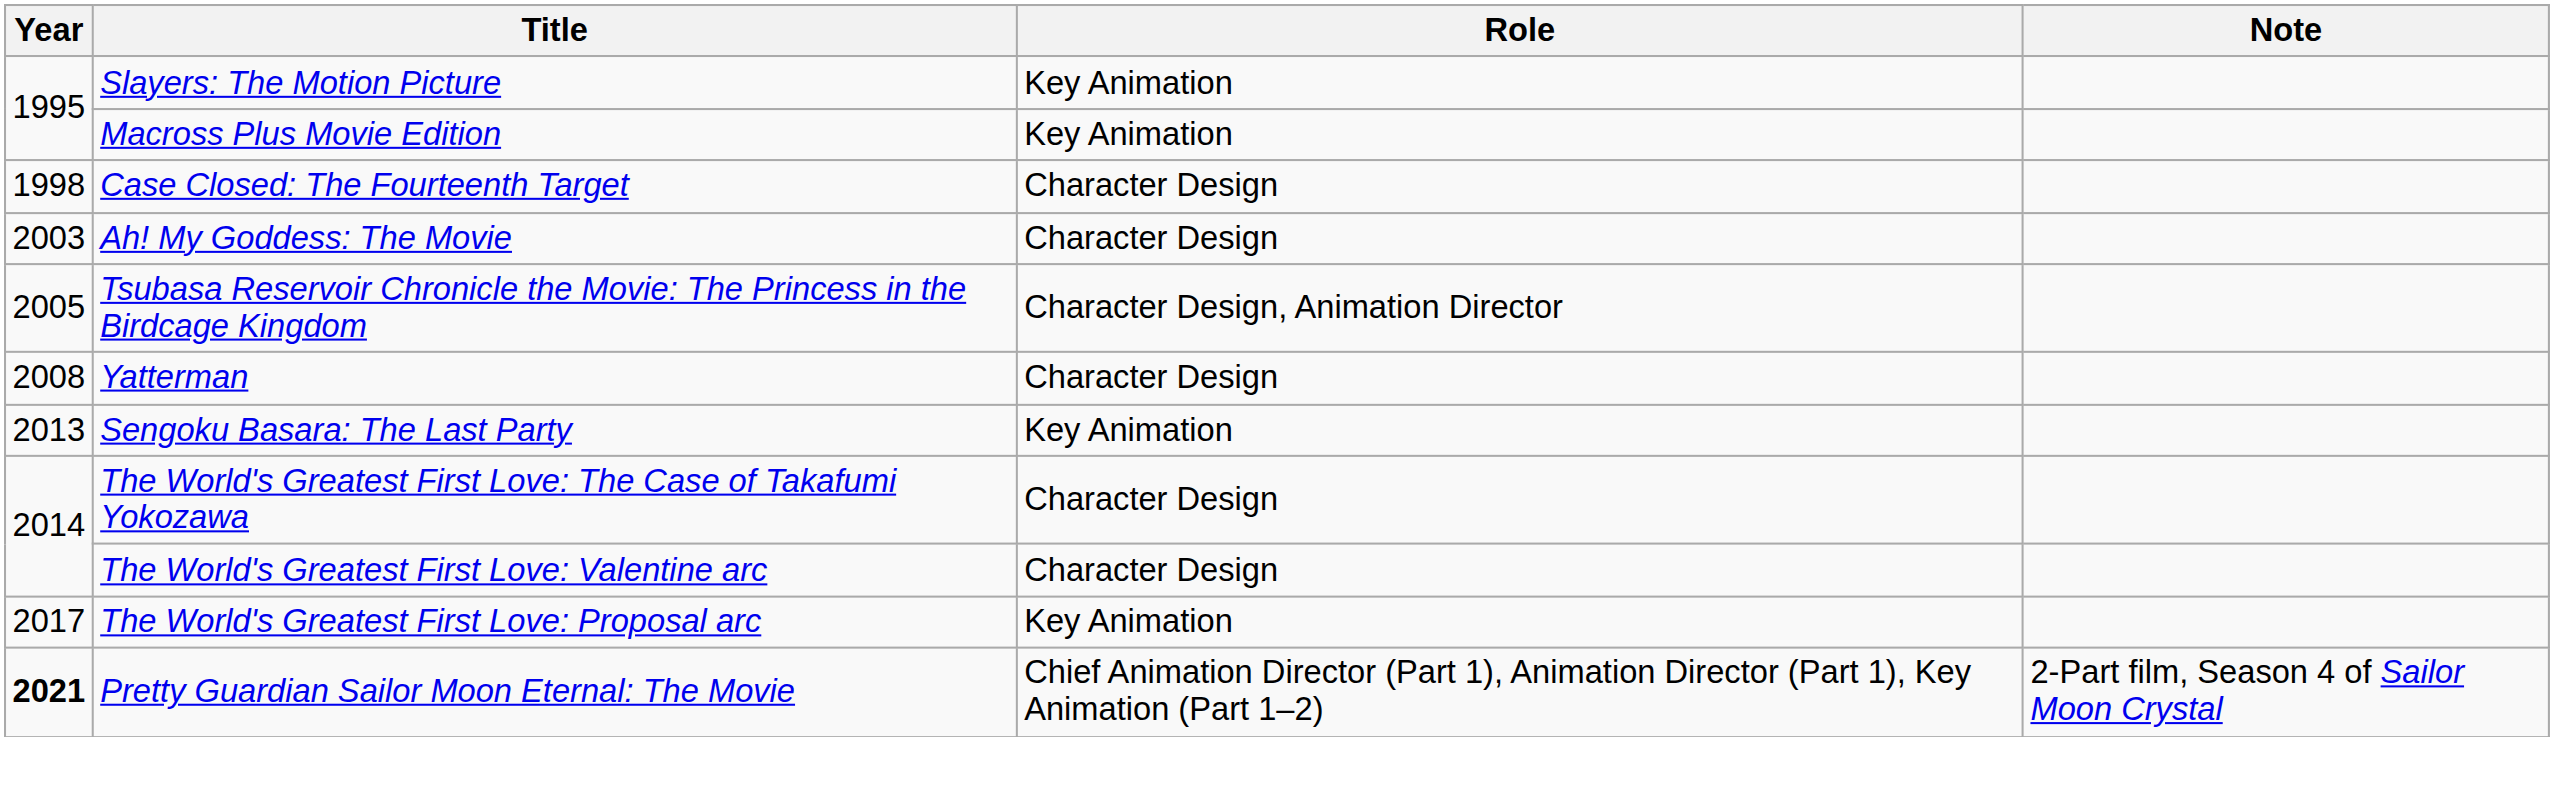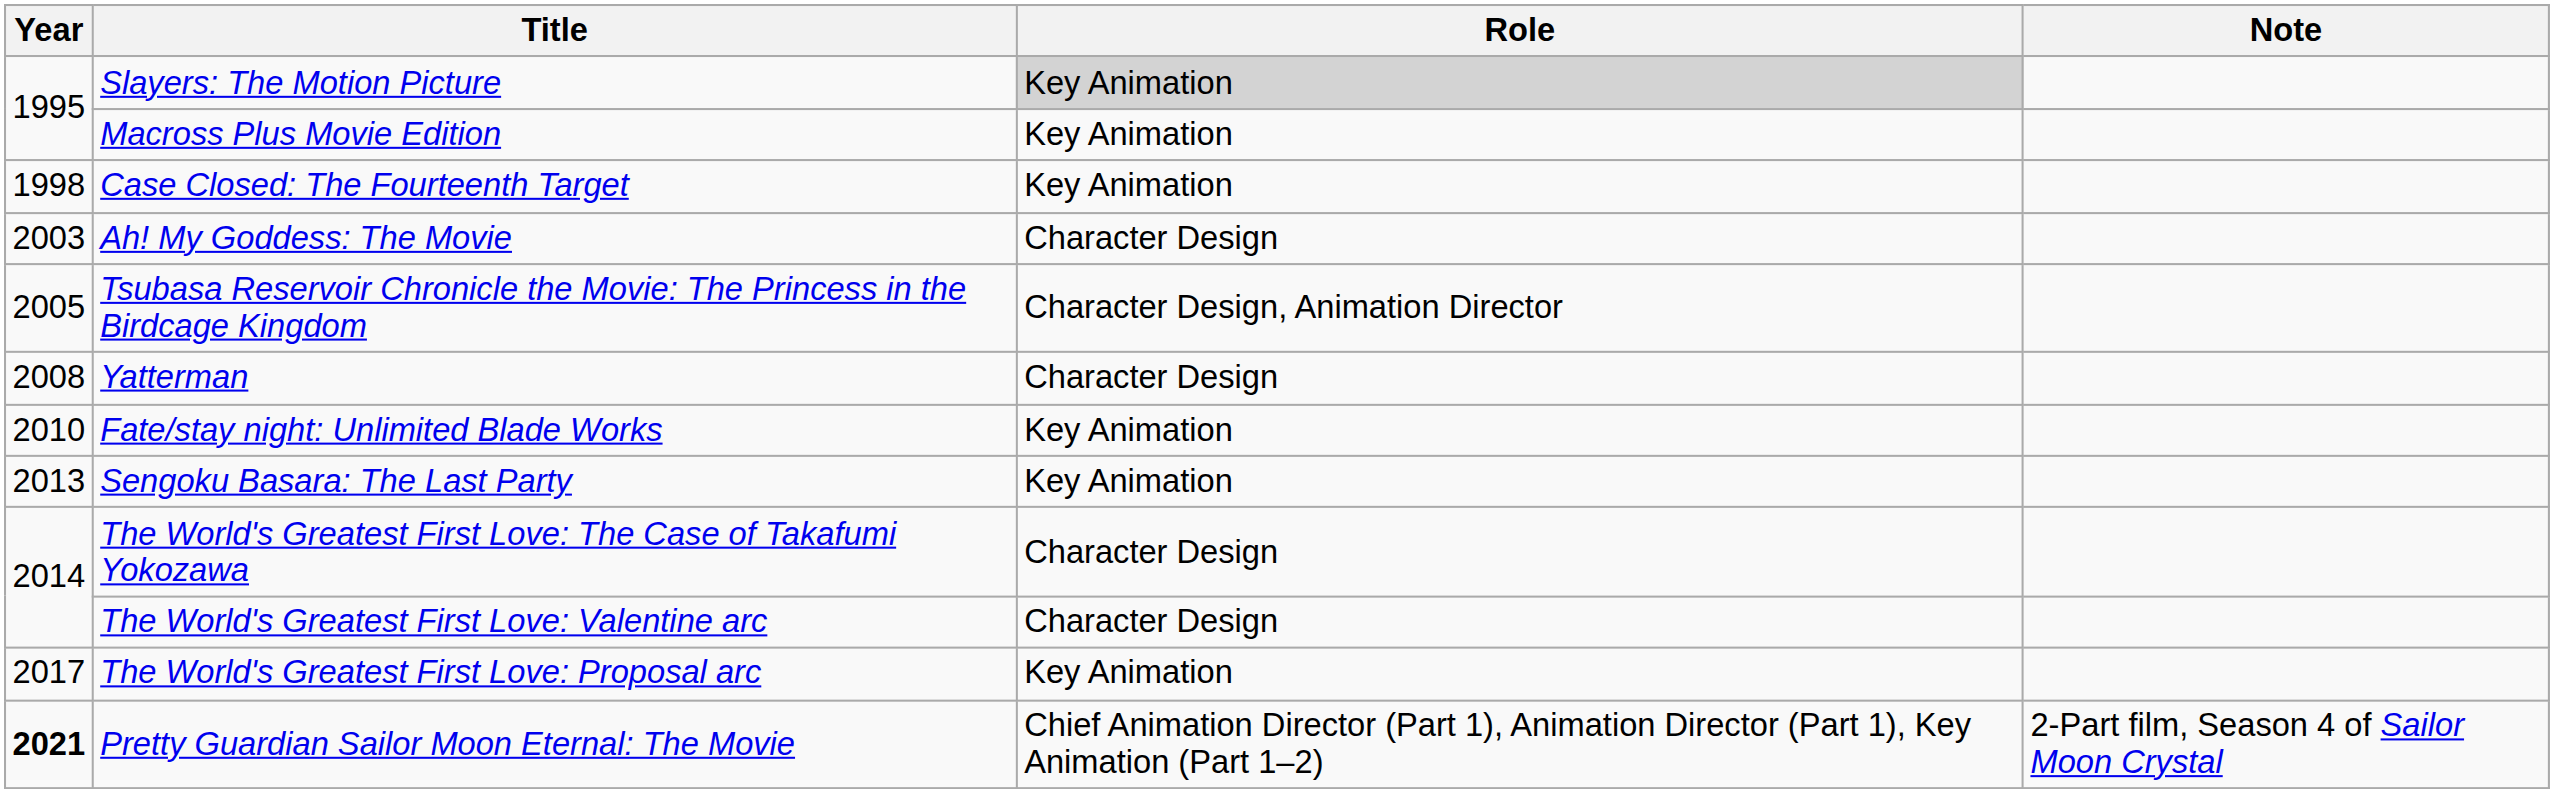(1128, 82) no background -> (1128, 82) lightgrey background
(1151, 185) Character Design -> (1128, 185) Key Animation
+ row: (381, 429)
